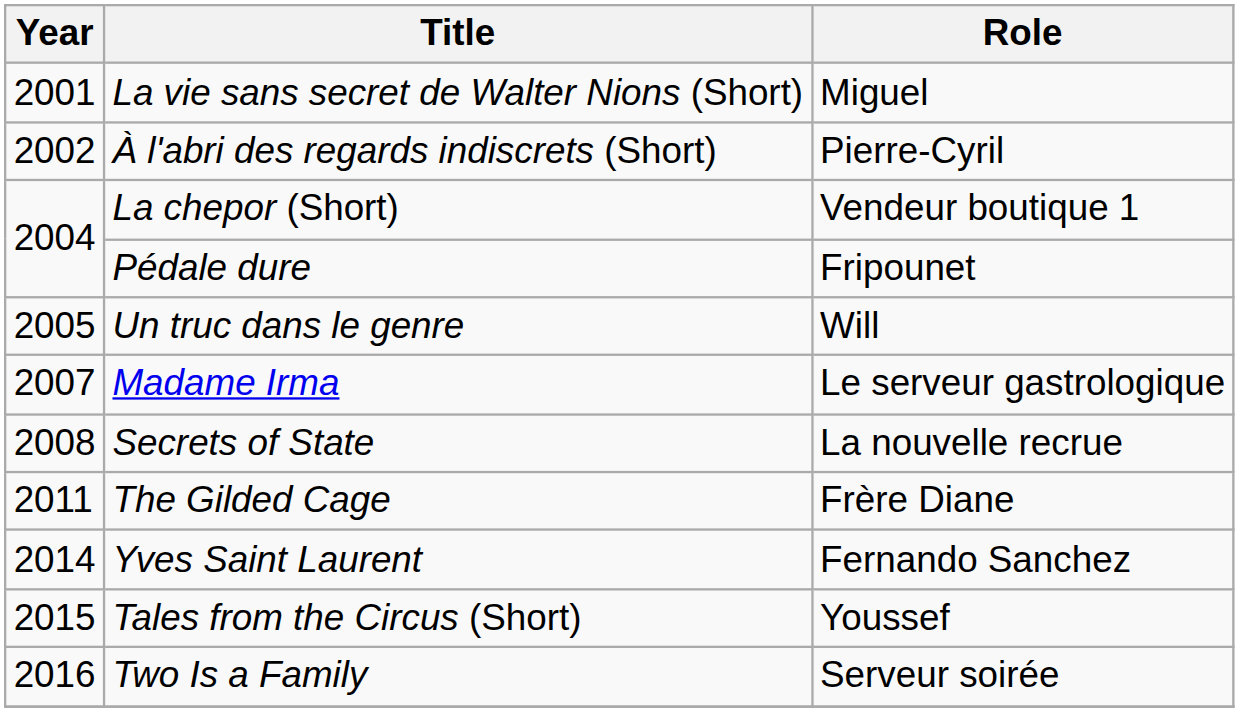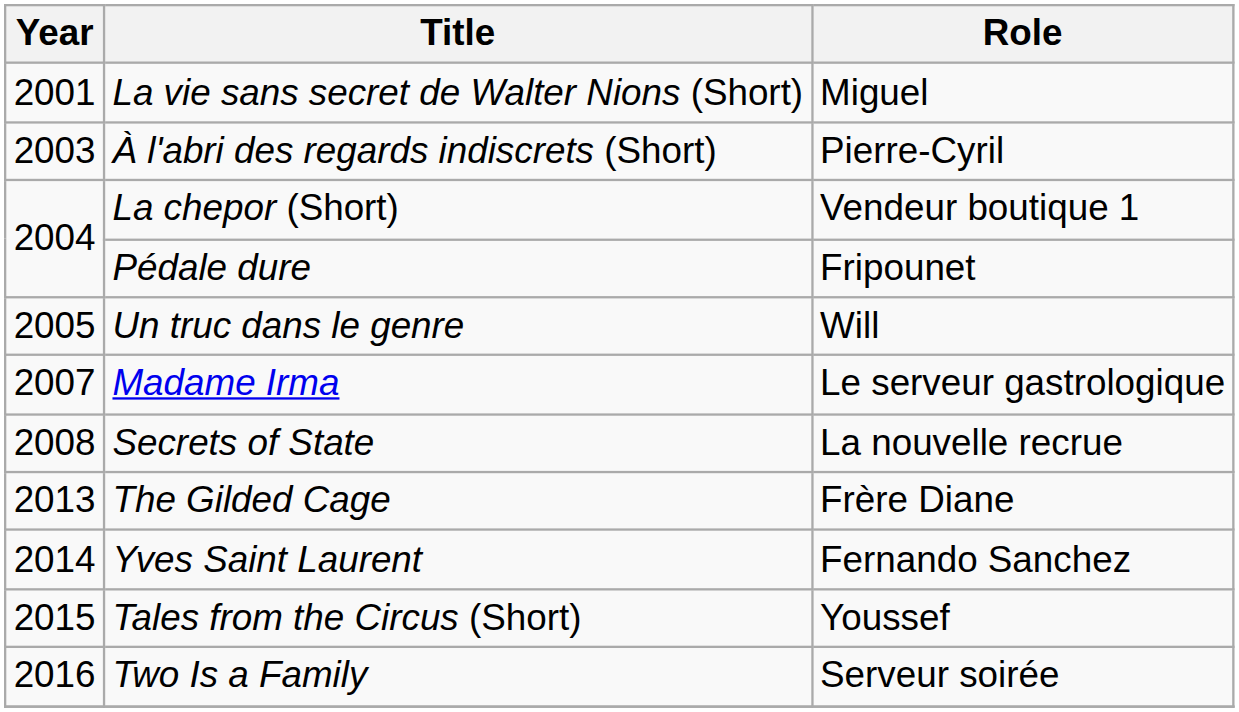(55, 150) 2002 -> (55, 150) 2003
(53, 500) 2011 -> (55, 500) 2013
